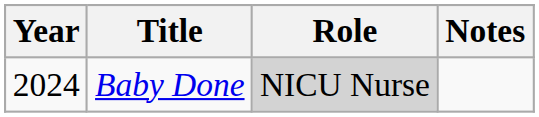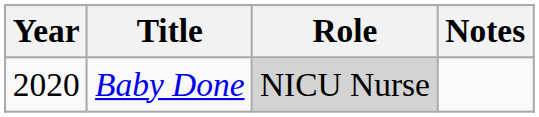(46, 84) 2024 -> (46, 84) 2020
